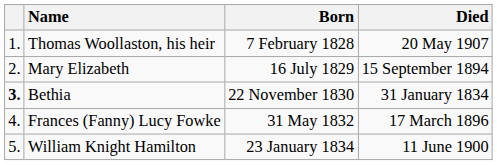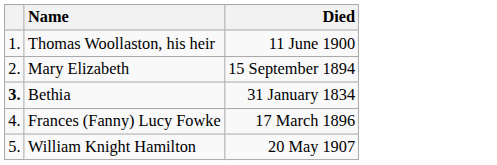- column: (336, 17)
(445, 43) 20 May 1907 -> (312, 43) 11 June 1900
(445, 146) 11 June 1900 -> (312, 146) 20 May 1907
